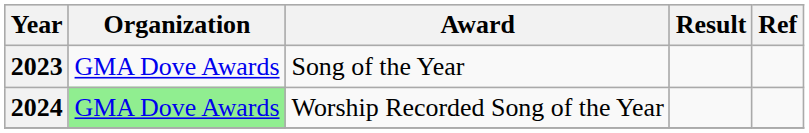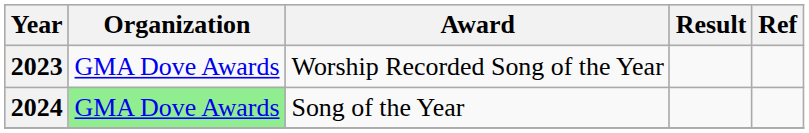(378, 66) Song of the Year -> (478, 66) Worship Recorded Song of the Year
(478, 107) Worship Recorded Song of the Year -> (378, 107) Song of the Year
